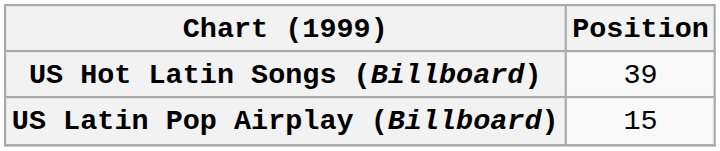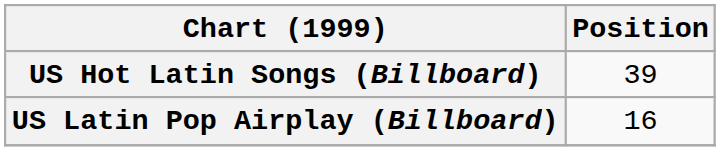(641, 121) 15 -> (641, 121) 16
